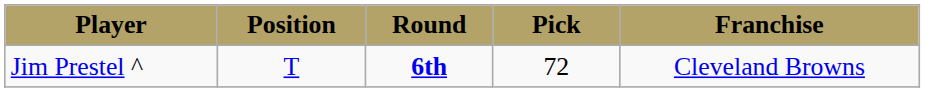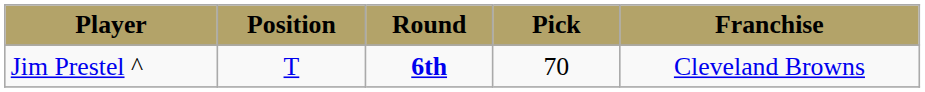(556, 65) 72 -> (556, 65) 70
